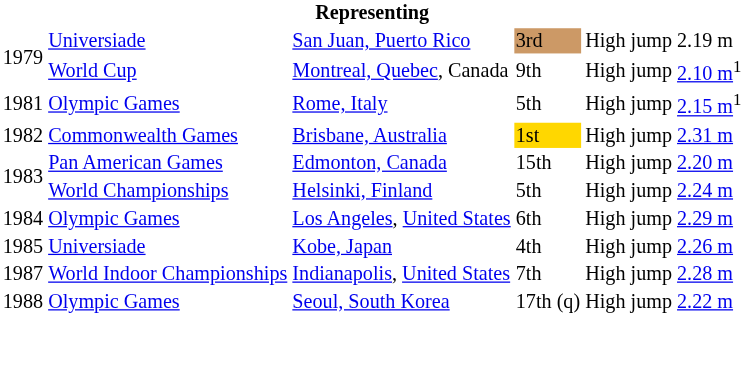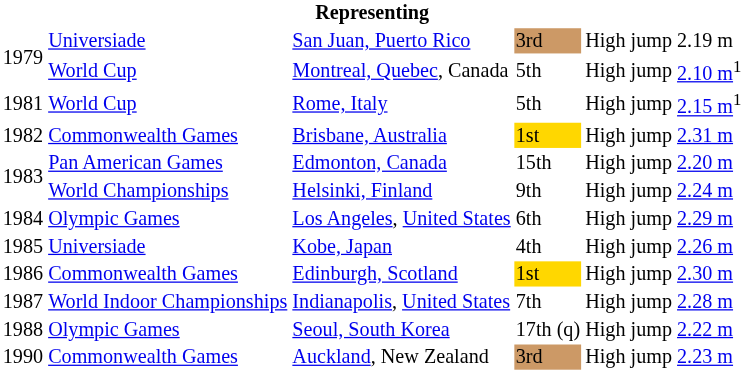(529, 71) 9th -> (529, 71) 5th
(114, 104) Olympic Games -> (92, 104) World Cup
(529, 190) 5th -> (529, 190) 9th
+ row: (375, 273)
+ row: (391, 356)
